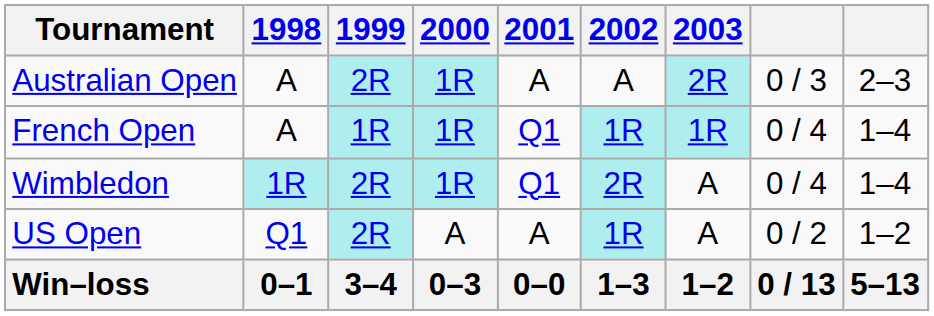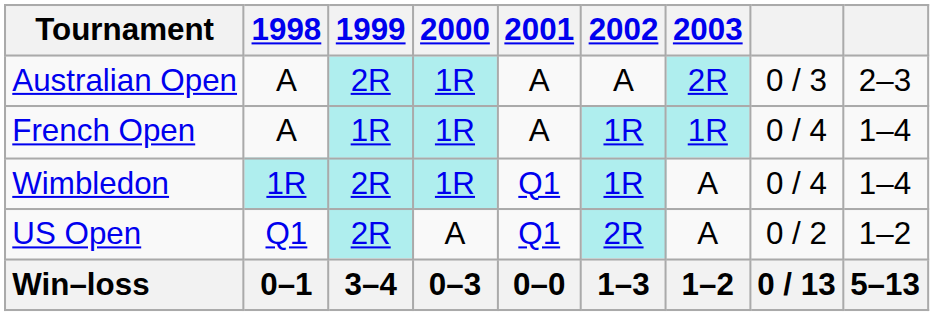(539, 131) Q1 -> (539, 131) A
(624, 182) 2R -> (624, 182) 1R
(539, 232) A -> (539, 232) Q1
(624, 232) 1R -> (624, 232) 2R
